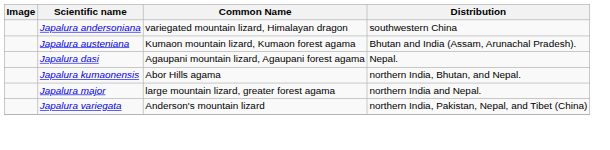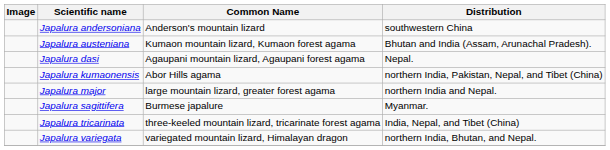(247, 28) variegated mountain lizard, Himalayan dragon -> (205, 28) Anderson's mountain lizard
(445, 75) northern India, Bhutan, and Nepal. -> (494, 75) northern India, Pakistan, Nepal, and Tibet (China)
+ row: (82, 106)
+ row: (82, 122)
(205, 106) Anderson's mountain lizard -> (247, 138) variegated mountain lizard, Himalayan dragon
(478, 106) northern India, Pakistan, Nepal, and Tibet (China) -> (461, 138) northern India, Bhutan, and Nepal.
